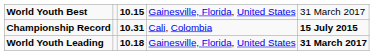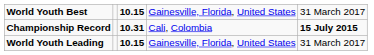(132, 43) 10.18 -> (132, 43) 10.15
(333, 43) bold -> (333, 43) normal
